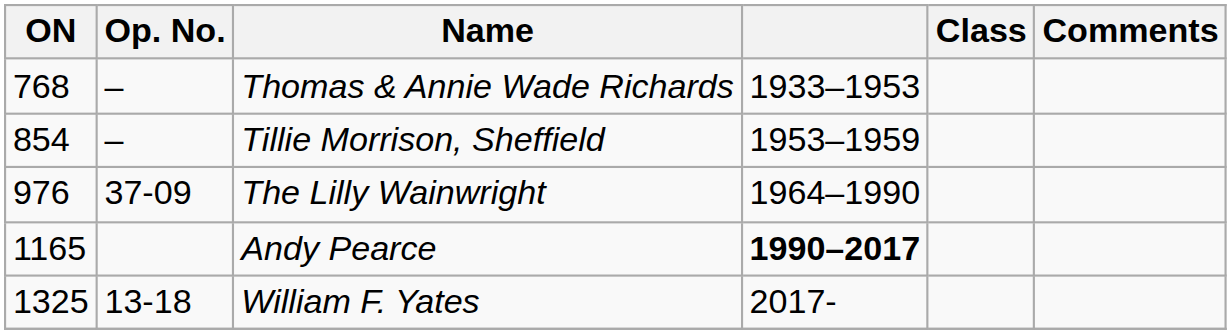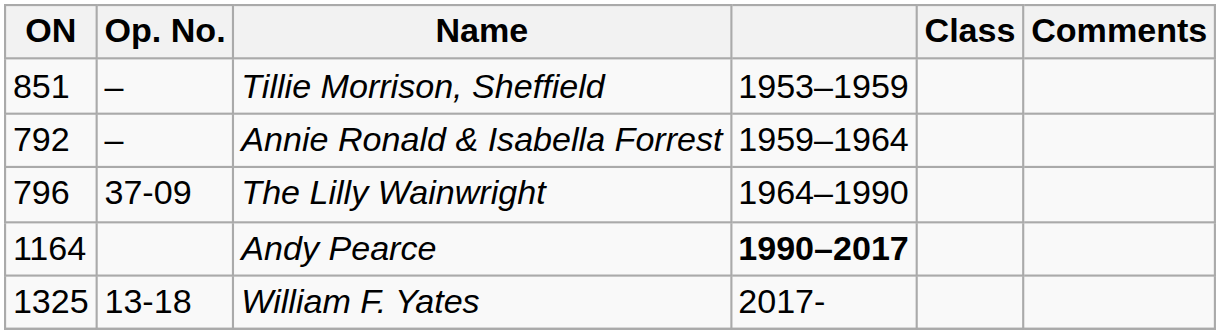- row: (488, 85)
(41, 139) 854 -> (41, 85) 851
+ row: (482, 139)
(41, 193) 976 -> (41, 193) 796
(50, 247) 1165 -> (50, 247) 1164
